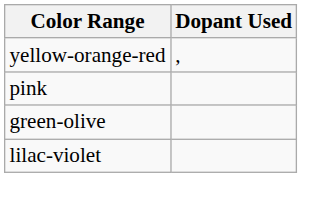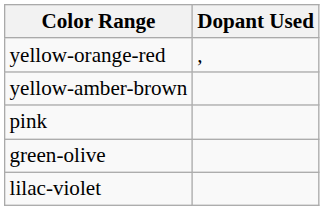+ row: (98, 88)
